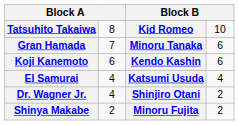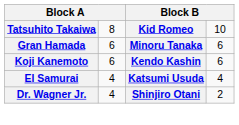(112, 45) 7 -> (112, 45) 6
- row: (52, 111)
